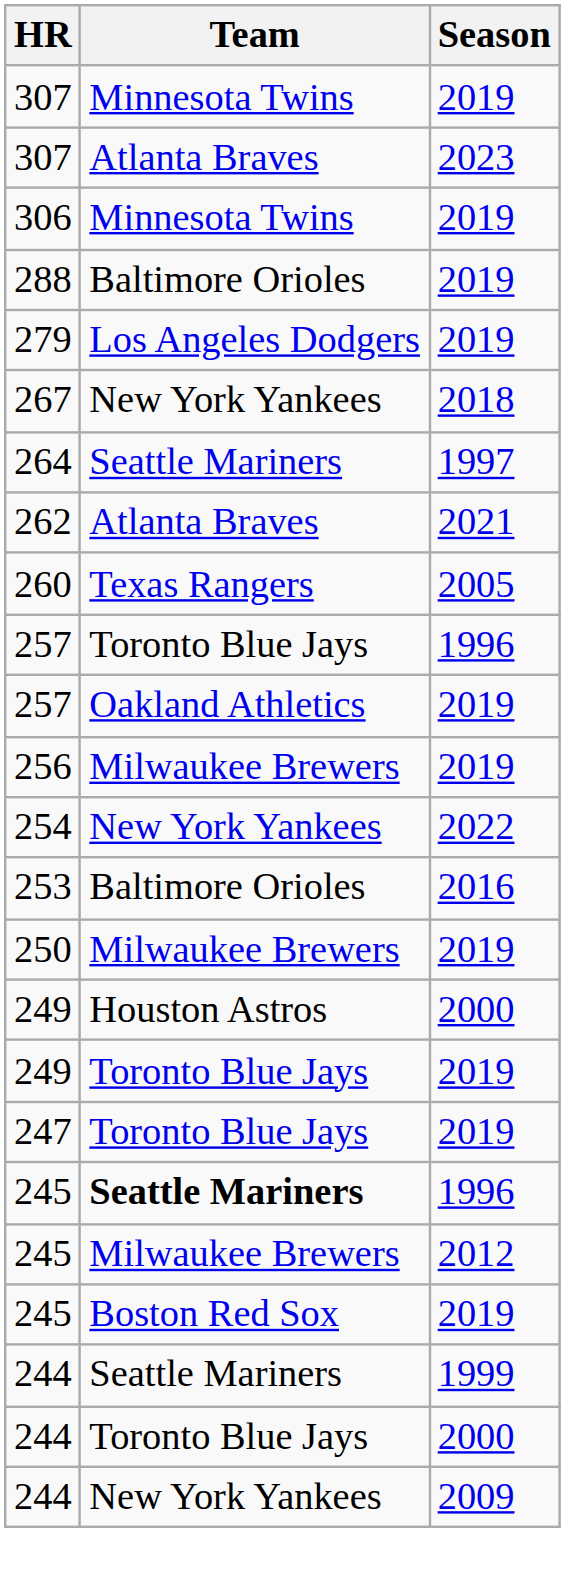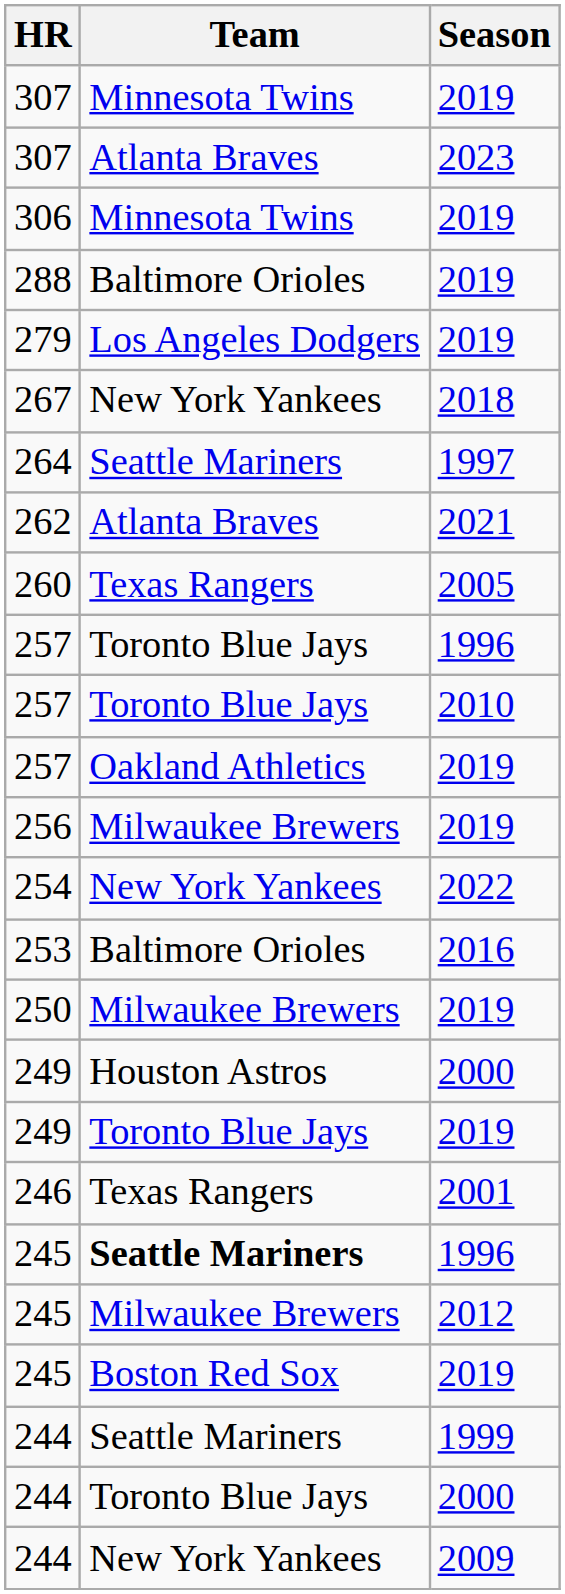+ row: (43, 704)
- row: (43, 1131)
+ row: (43, 1192)
